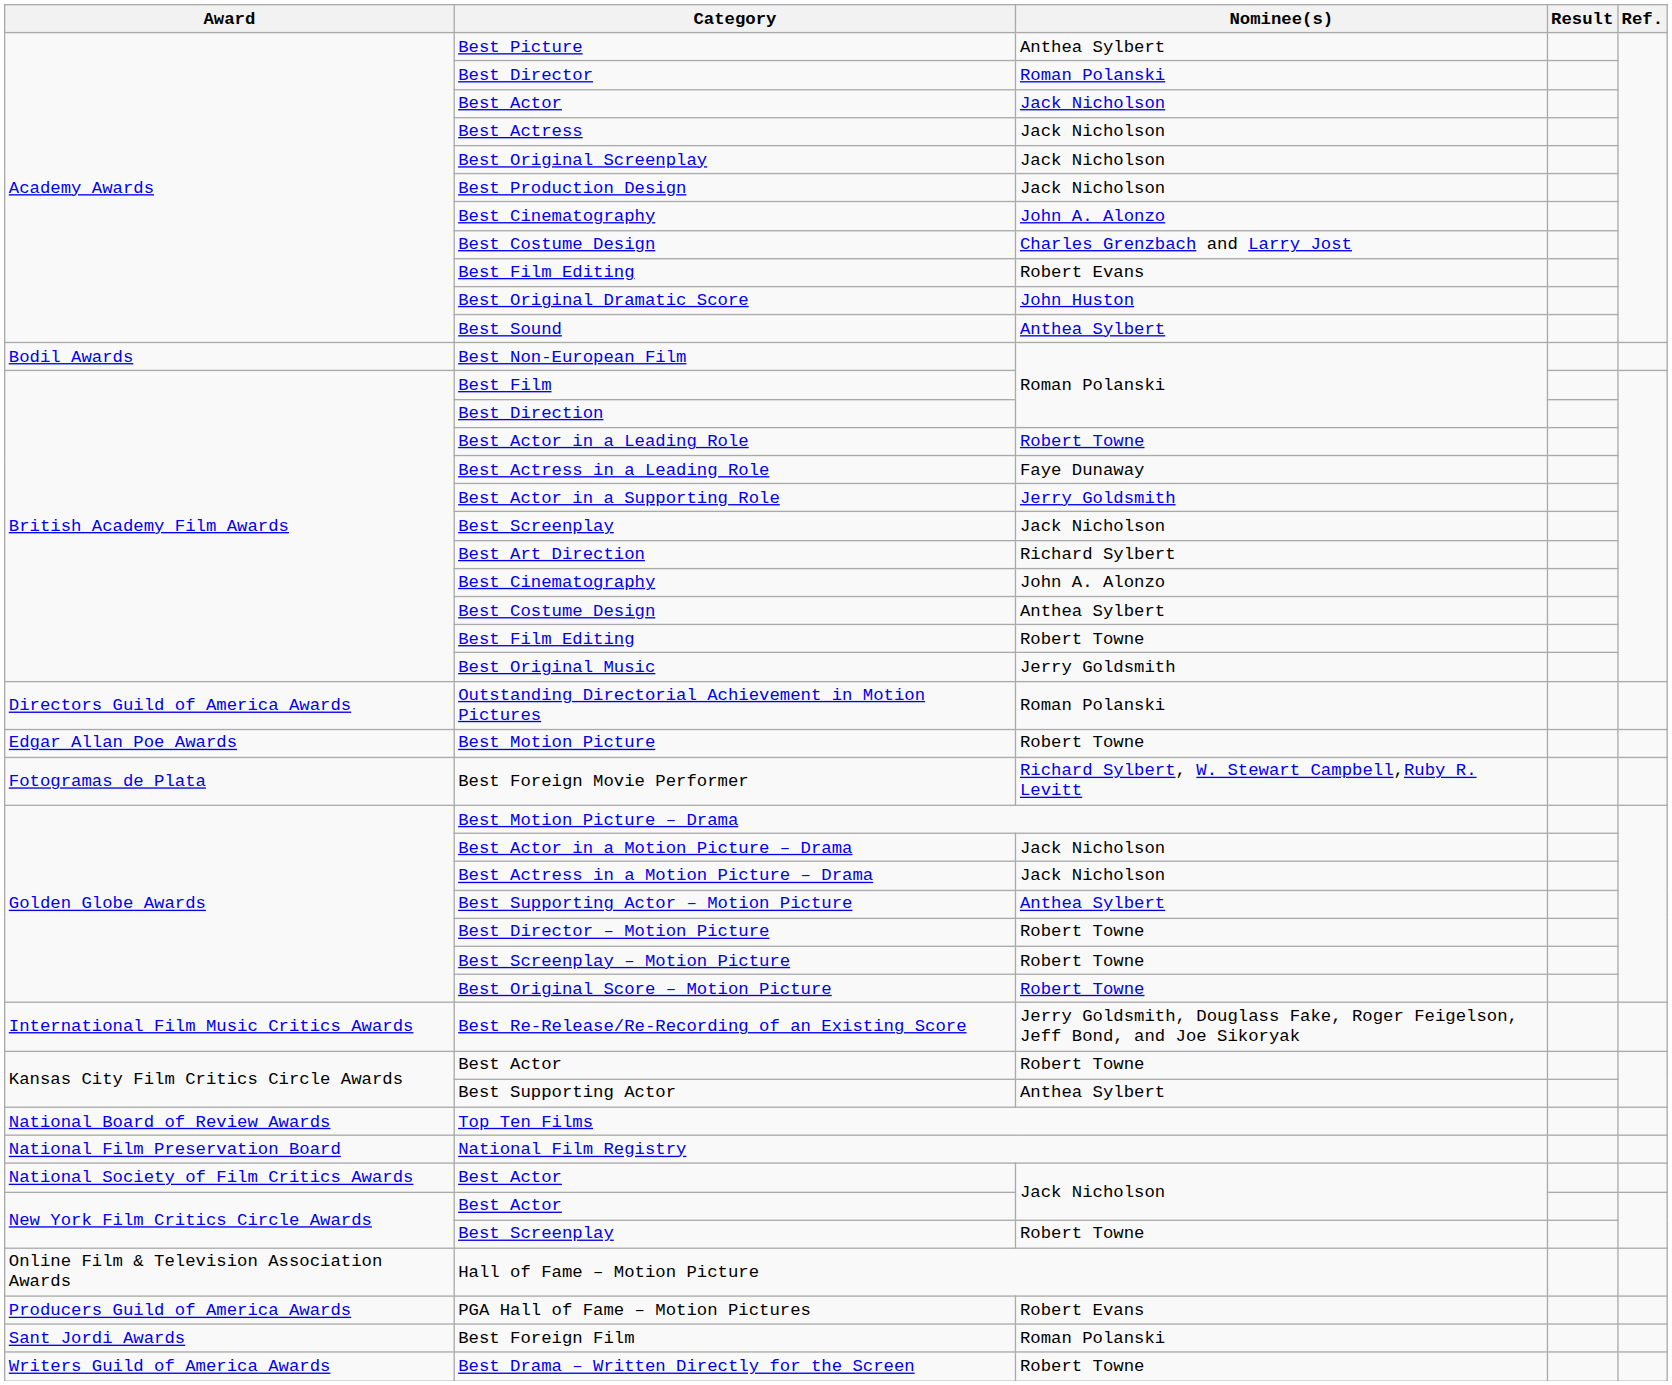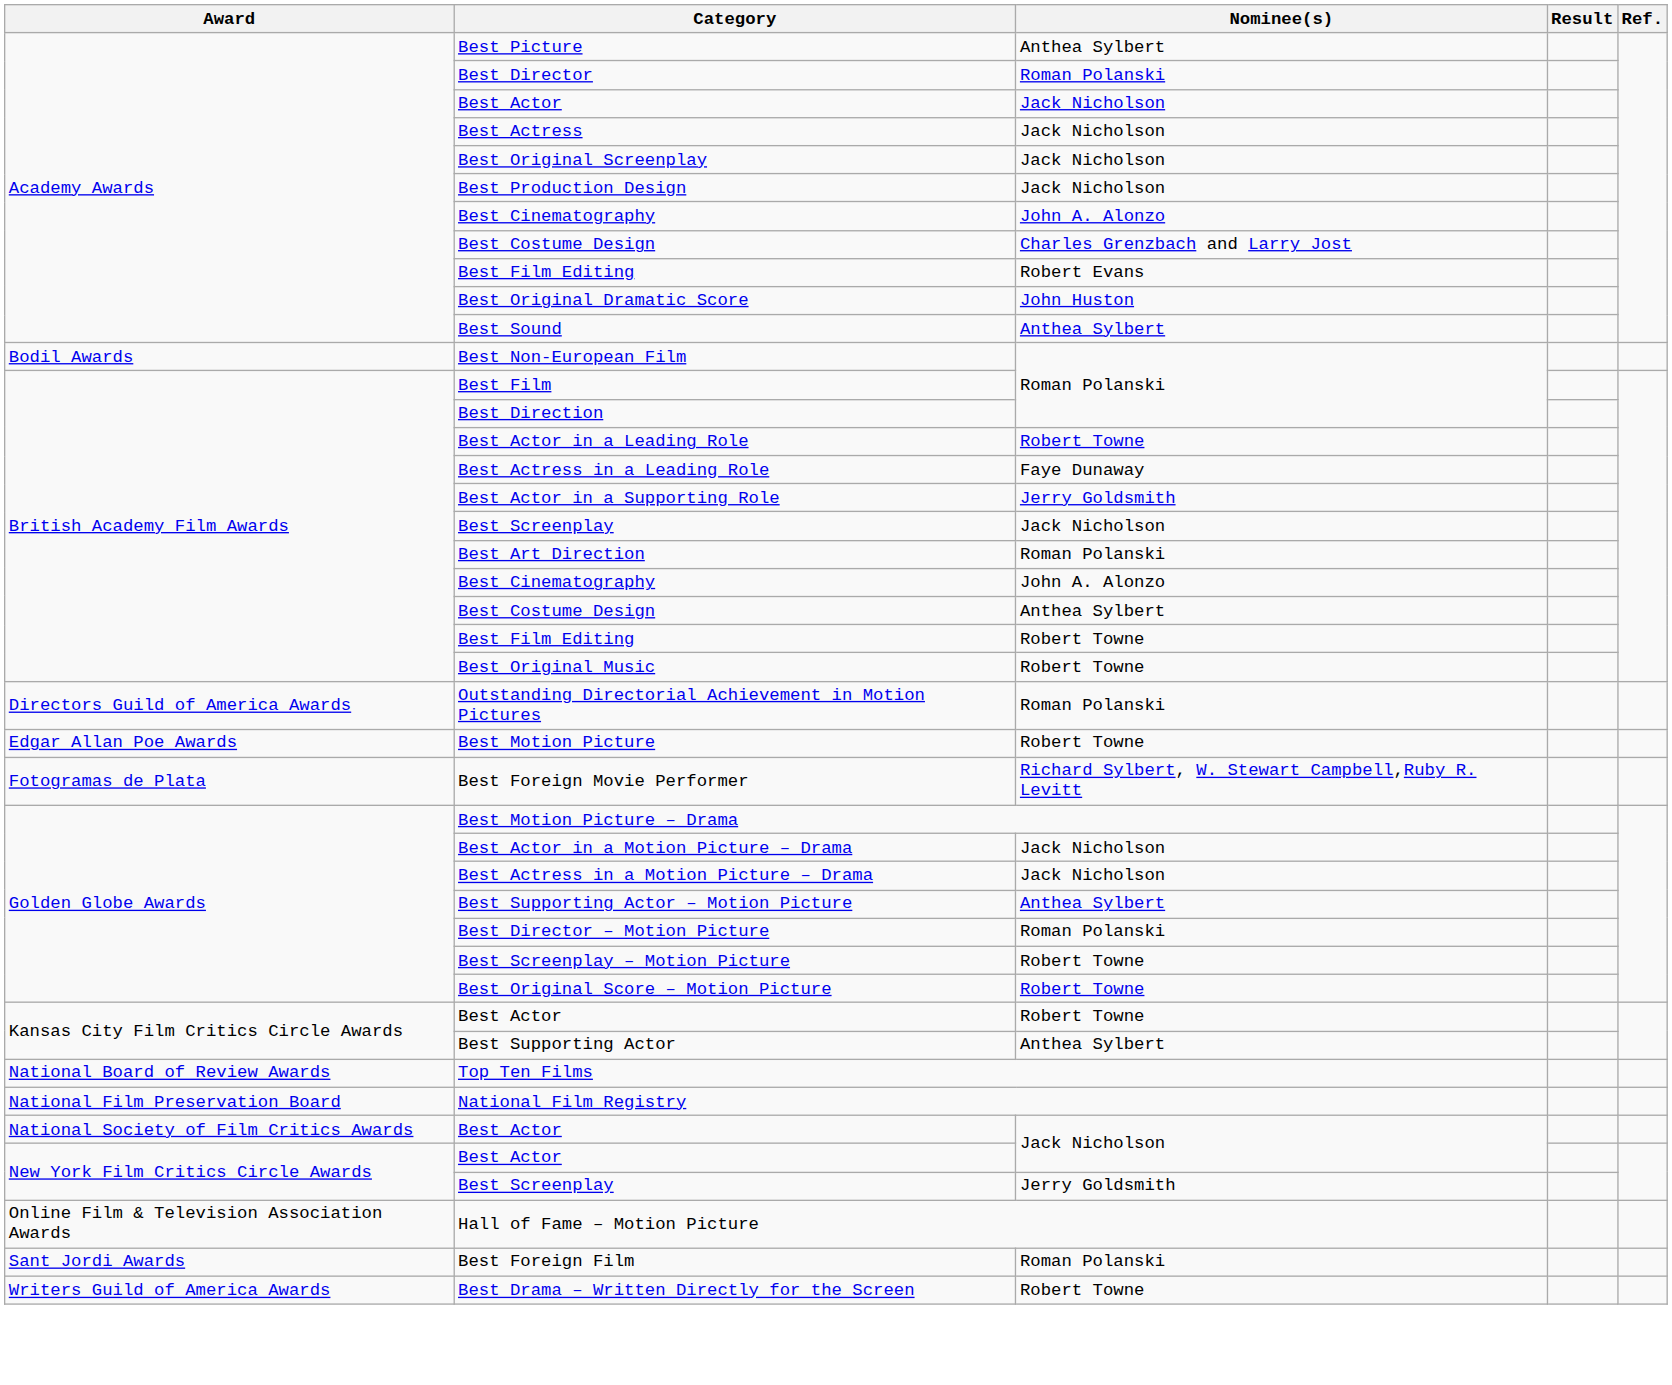(1098, 554) Richard Sylbert -> (1093, 554) Roman Polanski
(1098, 667) Jerry Goldsmith -> (1082, 667) Robert Towne
(1082, 932) Robert Towne -> (1093, 932) Roman Polanski
- row: (211, 1027)
(1082, 1234) Robert Towne -> (1098, 1186) Jerry Goldsmith
- row: (180, 1310)
